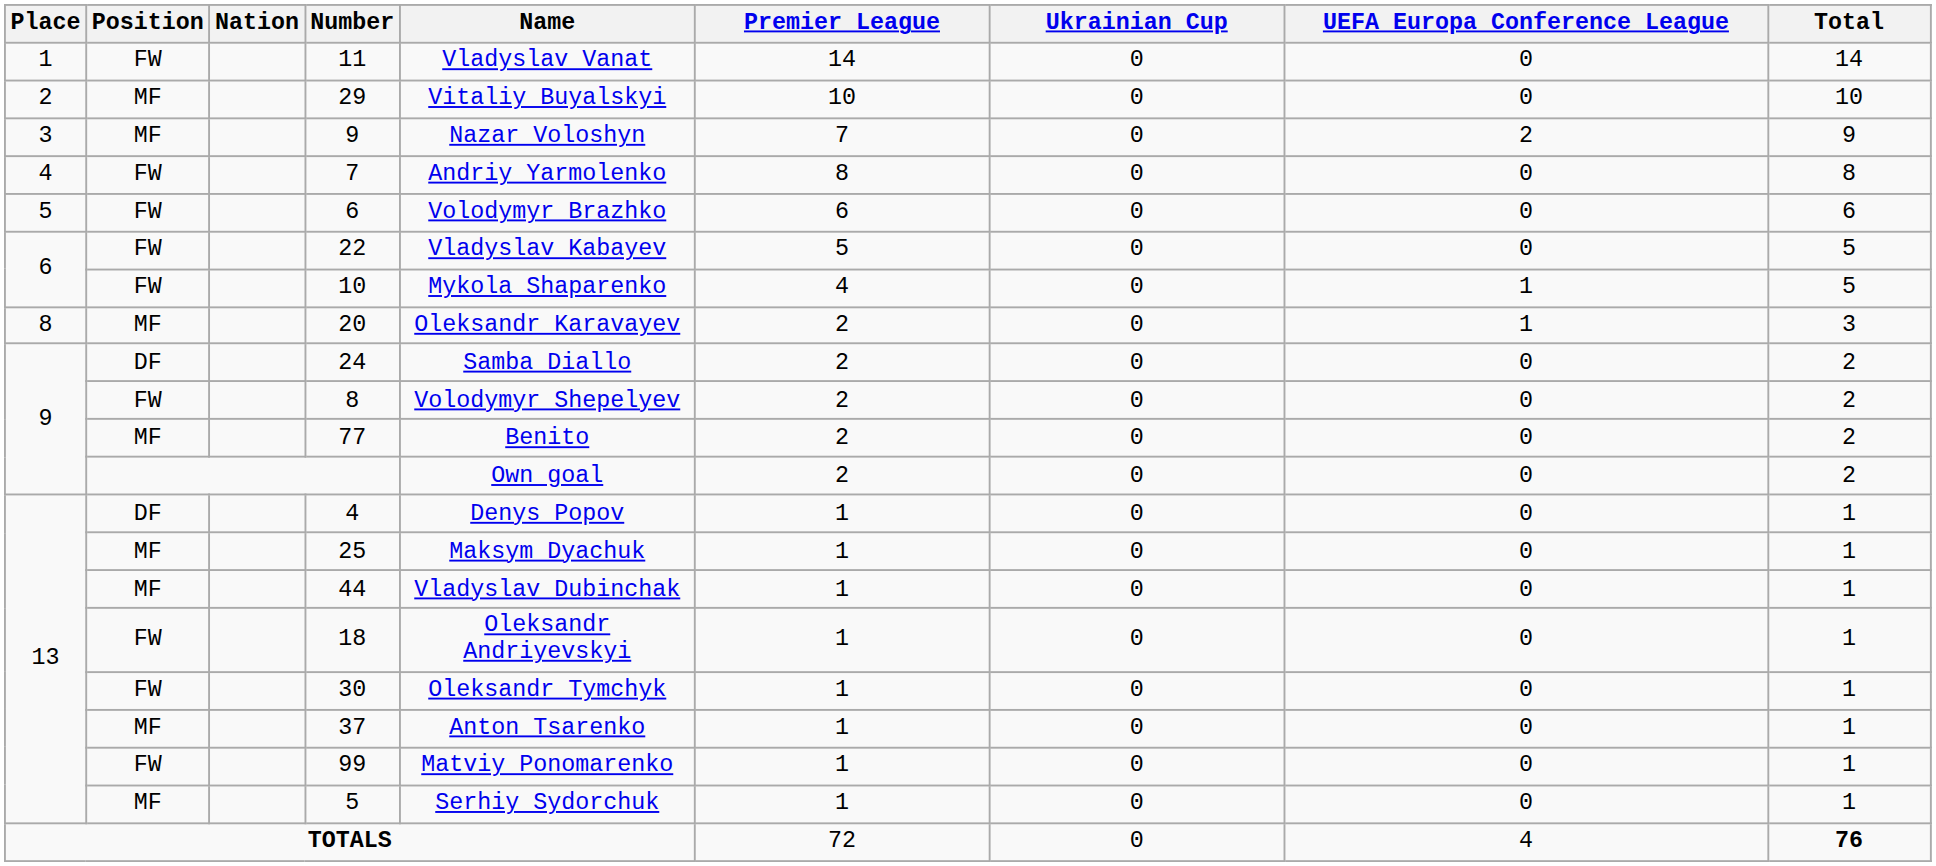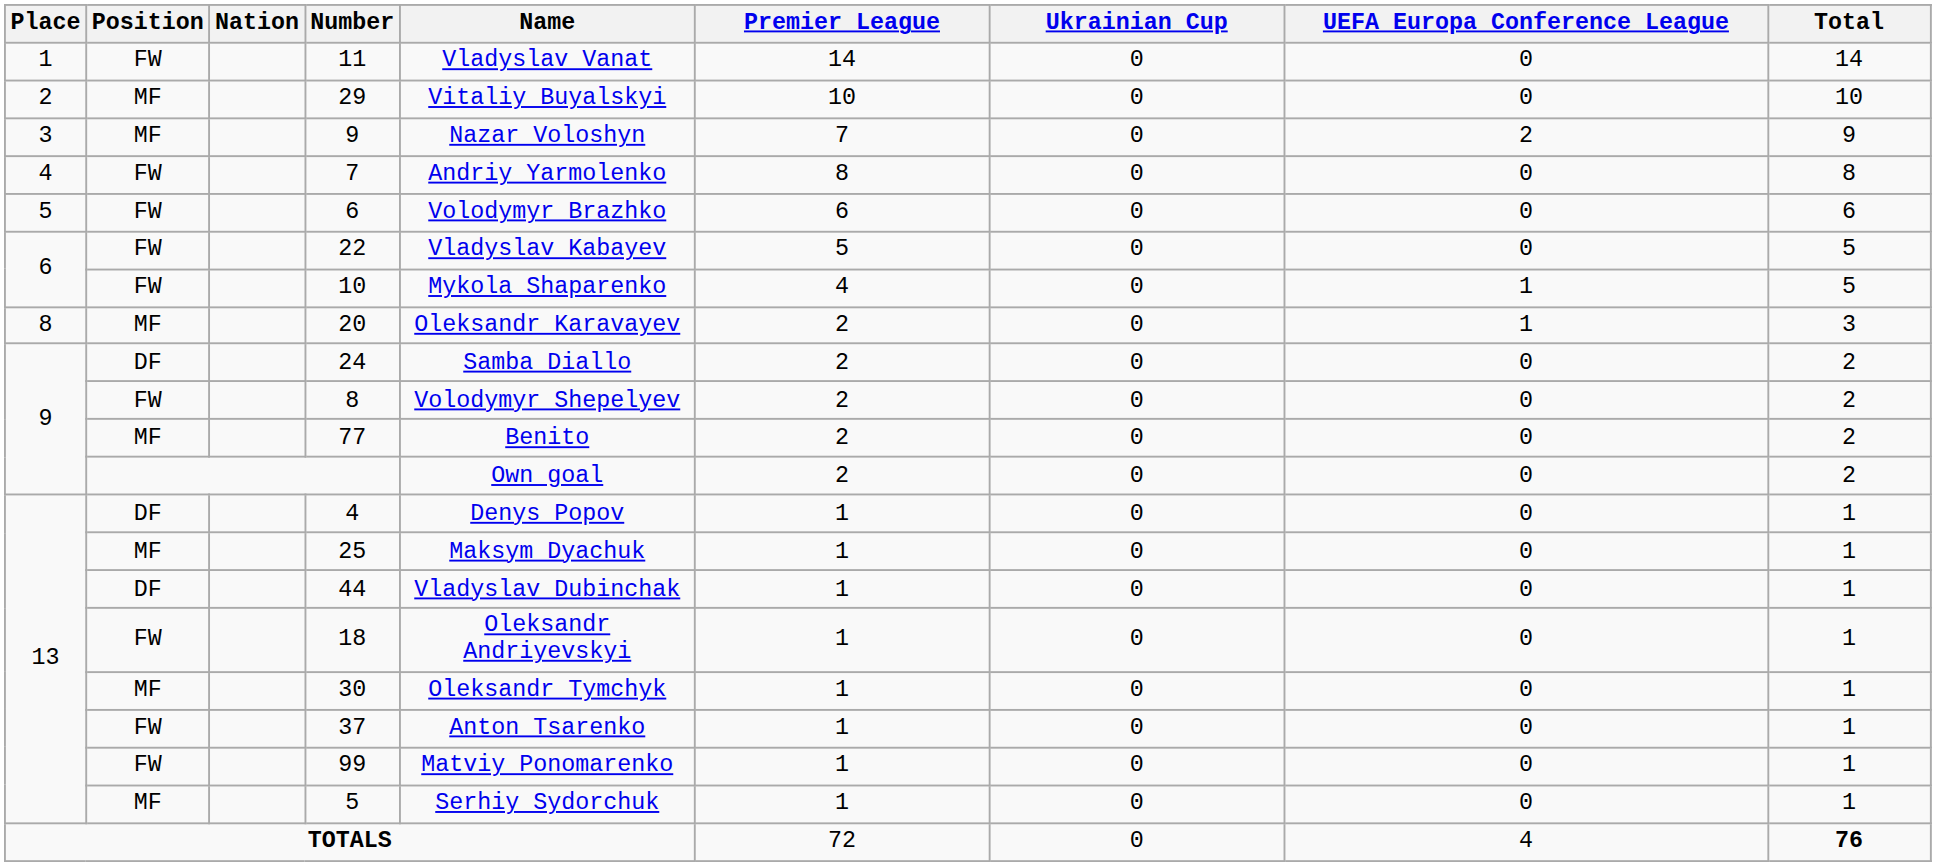(148, 589) MF -> (148, 589) DF
(148, 691) FW -> (148, 691) MF
(148, 729) MF -> (148, 729) FW
